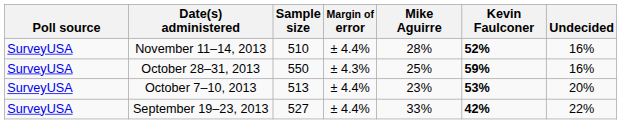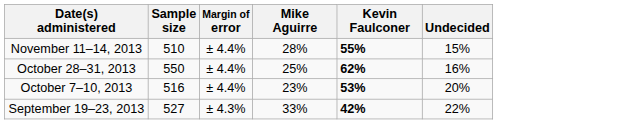- column: (67, 28)
(477, 48) 52% -> (353, 48) 55%
(582, 48) 16% -> (457, 48) 15%
(350, 68) ± 4.3% -> (226, 68) ± 4.4%
(477, 68) 59% -> (353, 68) 62%
(298, 88) 513 -> (174, 88) 516
(350, 108) ± 4.4% -> (226, 108) ± 4.3%
